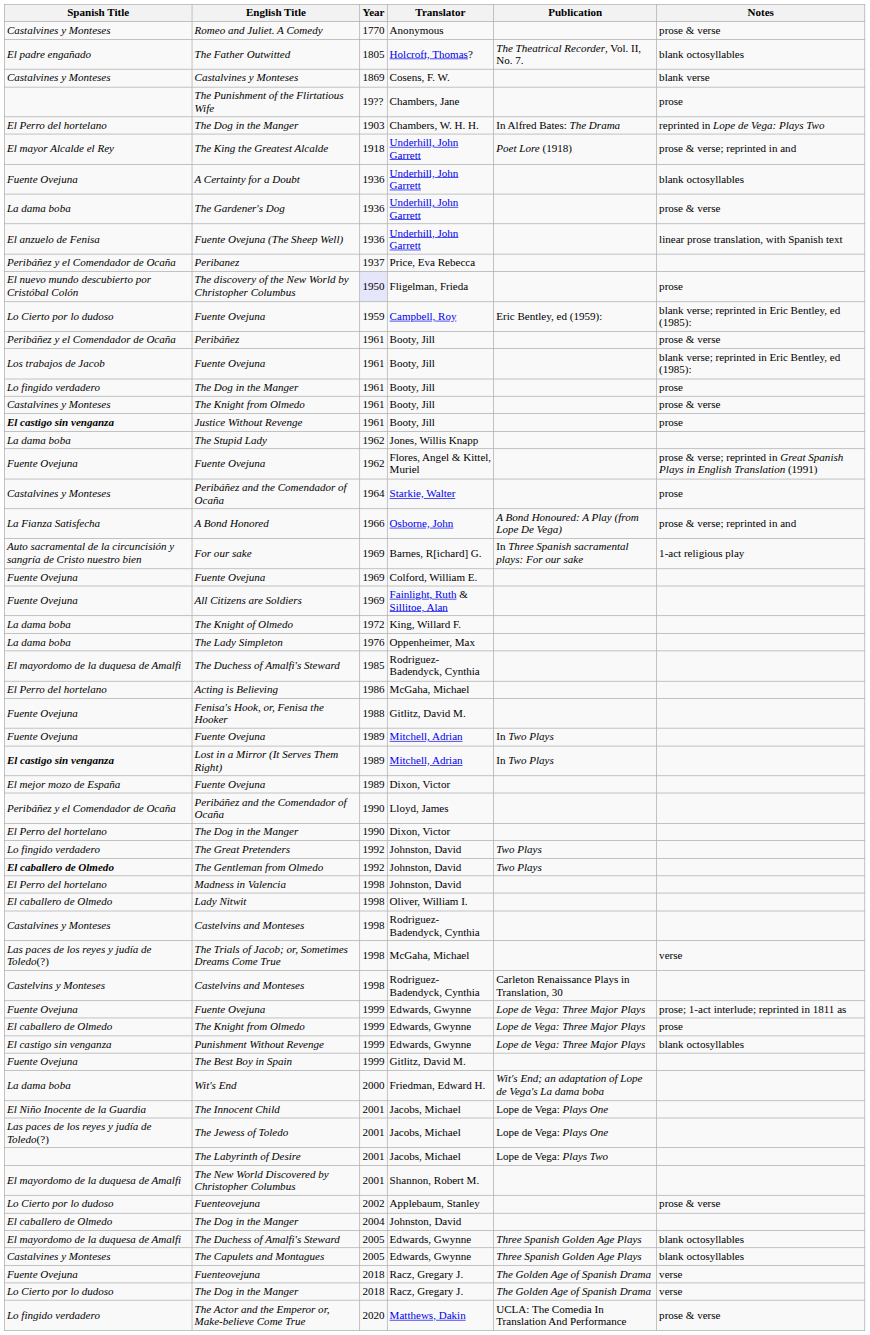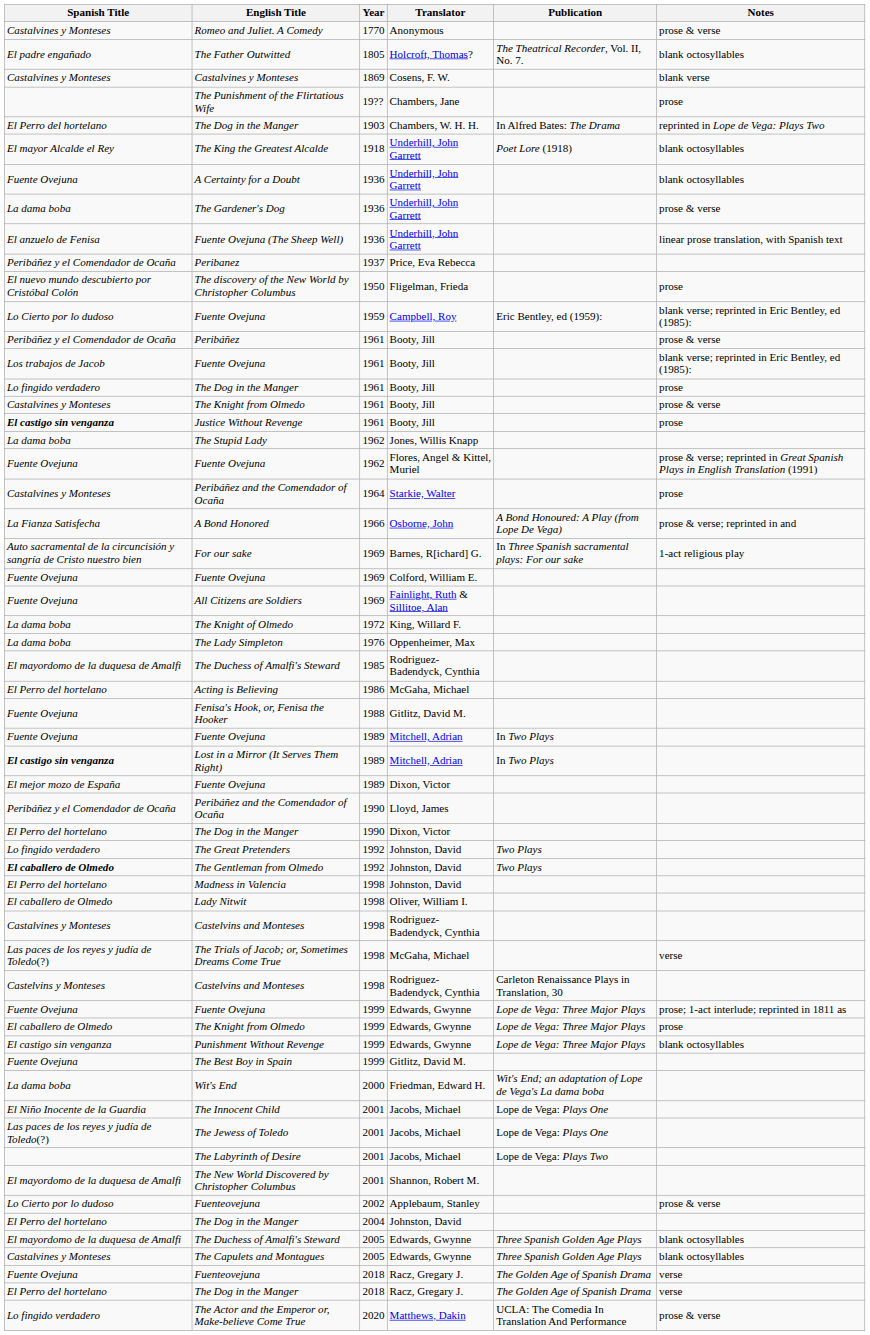(728, 149) prose & verse; reprinted in and -> (702, 149) blank octosyllables
(373, 286) lavender background -> (373, 286) no background
(60, 1221) El caballero de Olmedo -> (57, 1221) El Perro del hortelano
(60, 1291) Lo Cierto por lo dudoso -> (57, 1291) El Perro del hortelano
